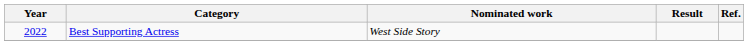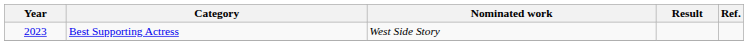(35, 31) 2022 -> (35, 31) 2023
